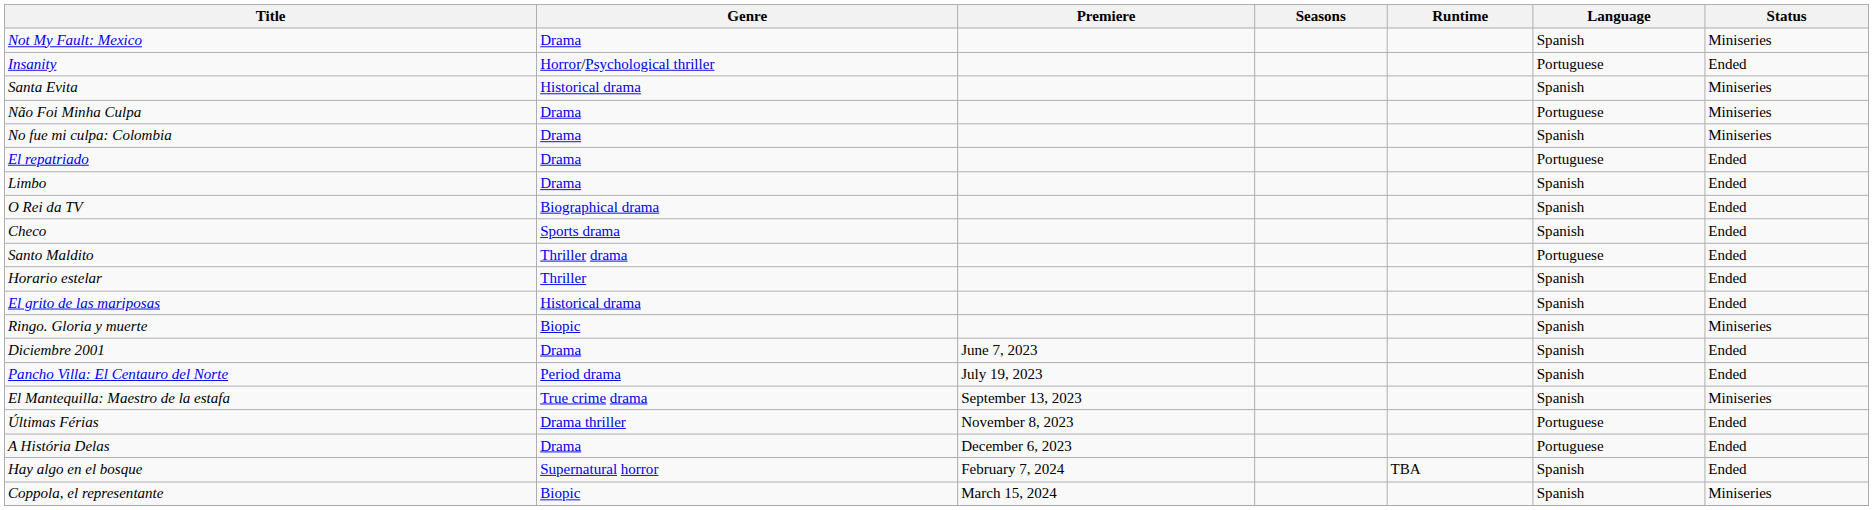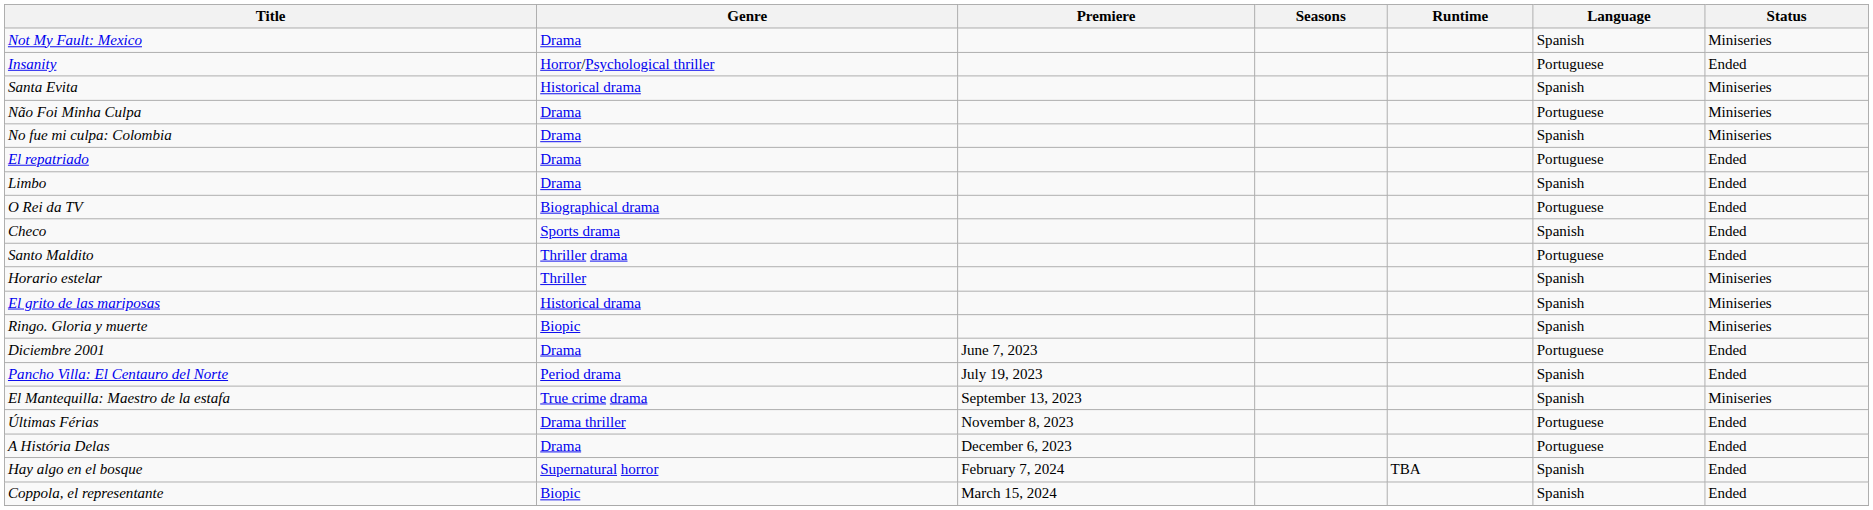(1561, 207) Spanish -> (1570, 207) Portuguese
(1727, 278) Ended -> (1740, 278) Miniseries
(1727, 302) Ended -> (1740, 302) Miniseries
(1561, 350) Spanish -> (1570, 350) Portuguese
(1740, 493) Miniseries -> (1727, 493) Ended
